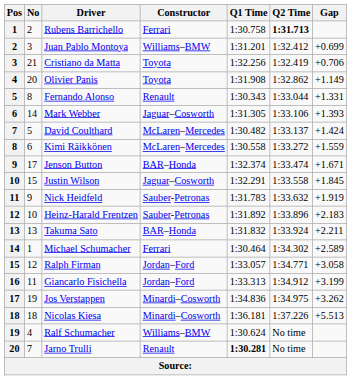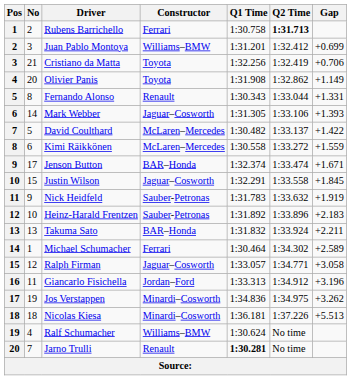(329, 130) +1.424 -> (329, 130) +1.422
(169, 264) Jordan–Ford -> (178, 264) Jaguar–Cosworth
(329, 281) +3.199 -> (329, 281) +3.196
